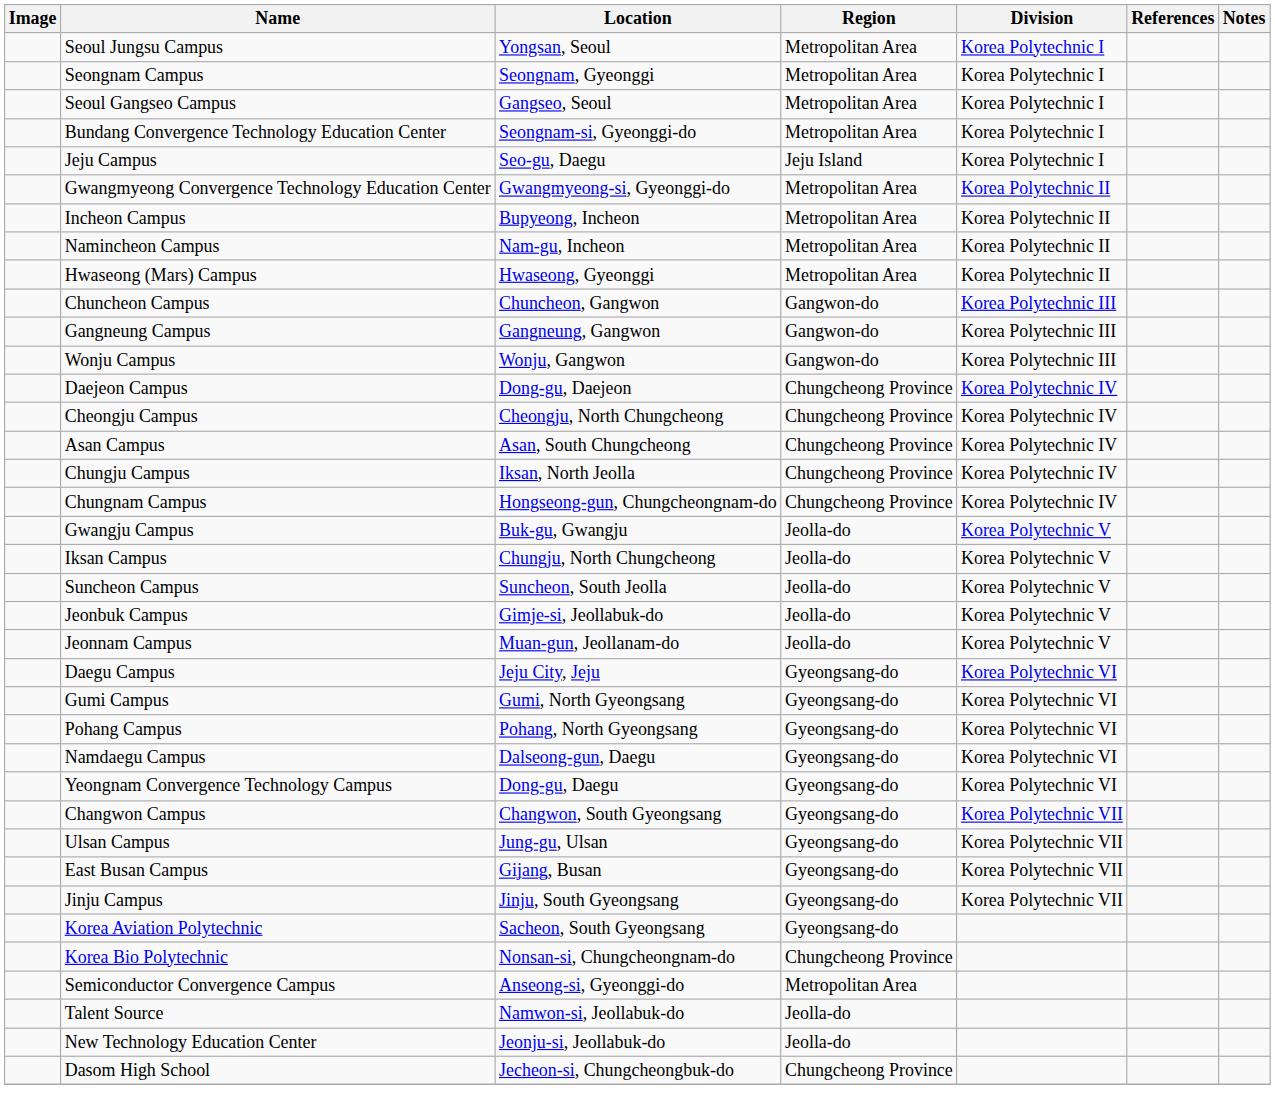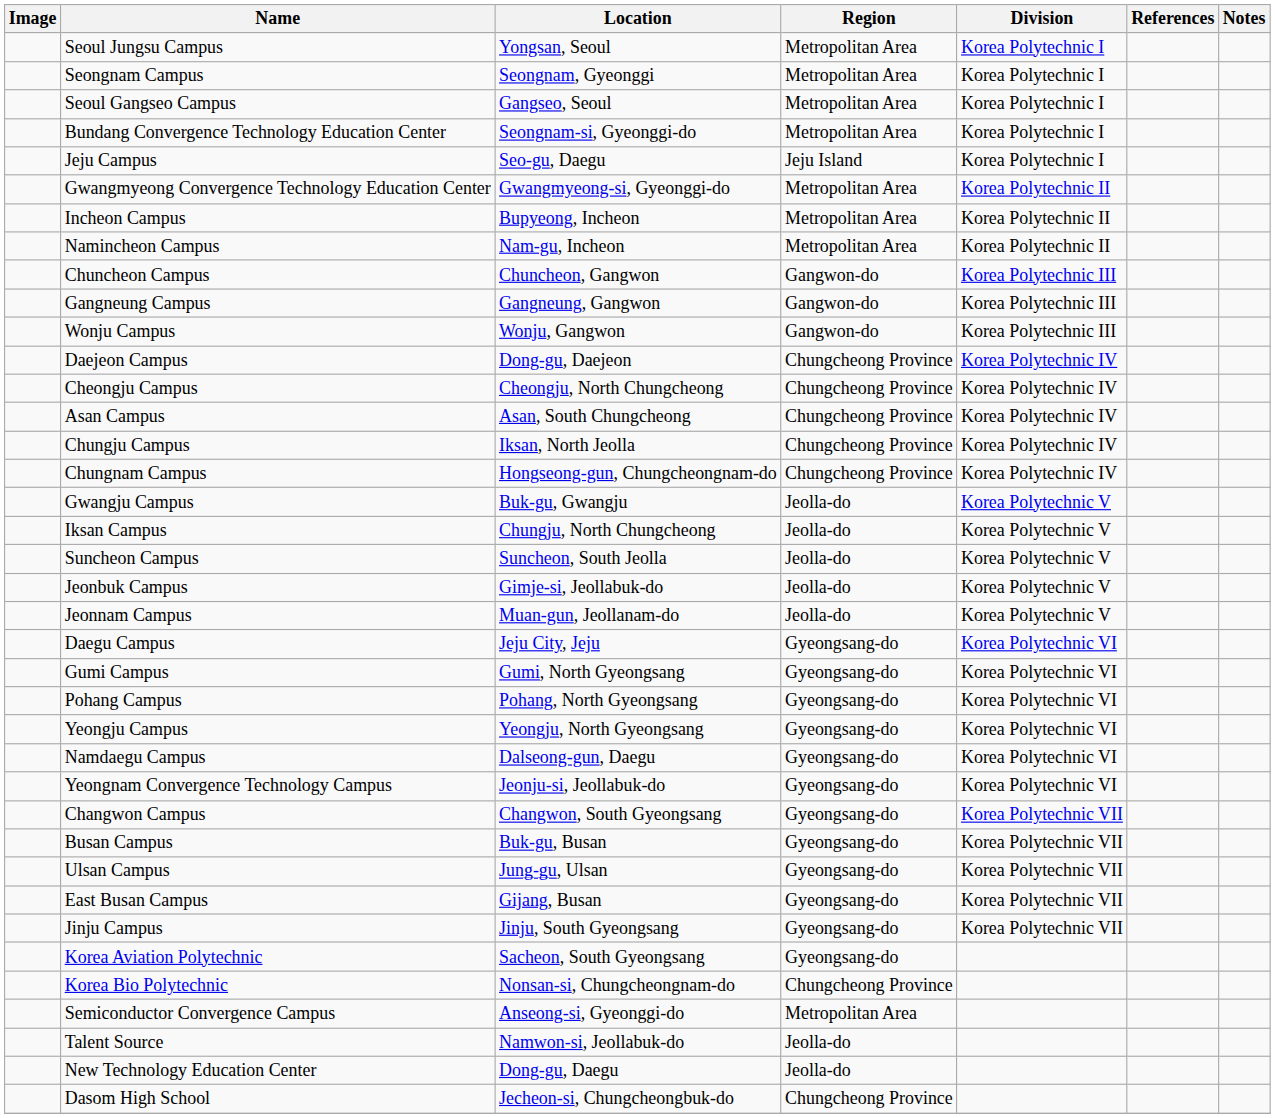- row: (161, 274)
+ row: (126, 729)
(559, 786) Dong-gu, Daegu -> (582, 786) Jeonju-si, Jeollabuk-do
+ row: (119, 842)
(582, 1041) Jeonju-si, Jeollabuk-do -> (559, 1070) Dong-gu, Daegu
